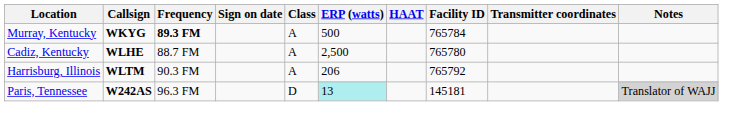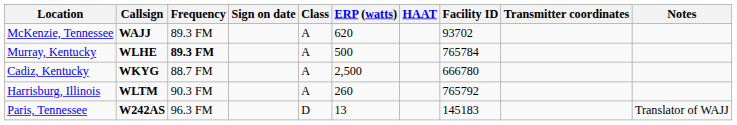+ row: (60, 33)
(126, 33) WKYG -> (138, 52) WLHE
(125, 52) WLHE -> (139, 71) WKYG
(447, 52) 765780 -> (461, 71) 666780
(330, 71) 206 -> (344, 91) 260
(327, 91) paleturquoise background -> (341, 110) no background
(447, 91) 145181 -> (461, 110) 145183
(669, 91) lightgrey background -> (682, 110) no background
